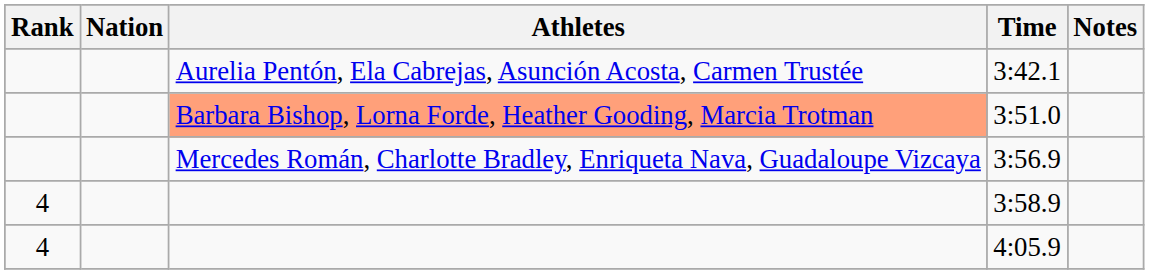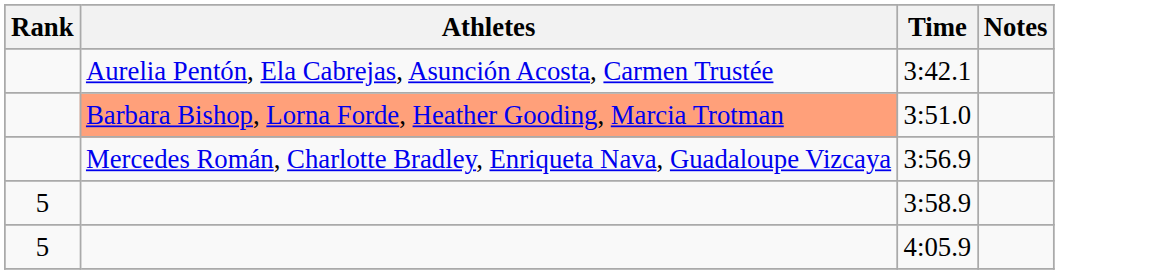- column: (125, 26)
(42, 203) 4 -> (42, 203) 5
(42, 247) 4 -> (42, 247) 5
